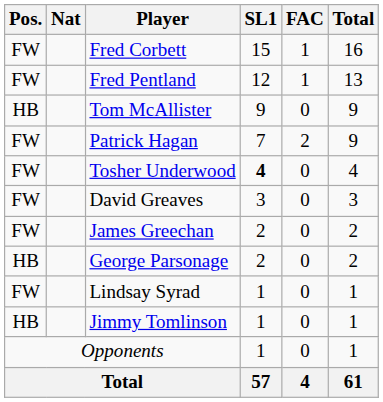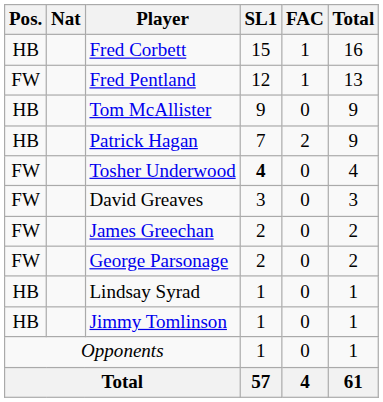(26, 49) FW -> (26, 49) HB
(26, 140) FW -> (26, 140) HB
(26, 261) HB -> (26, 261) FW
(26, 291) FW -> (26, 291) HB
